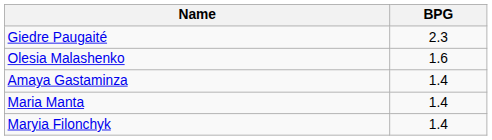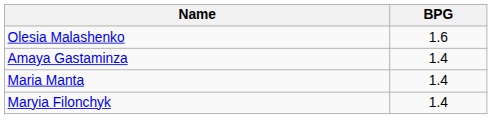- row: (57, 37)
